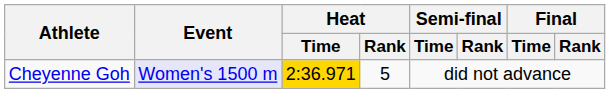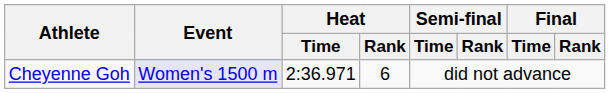(321, 75) gold background -> (321, 75) no background
(385, 75) 5 -> (385, 75) 6
